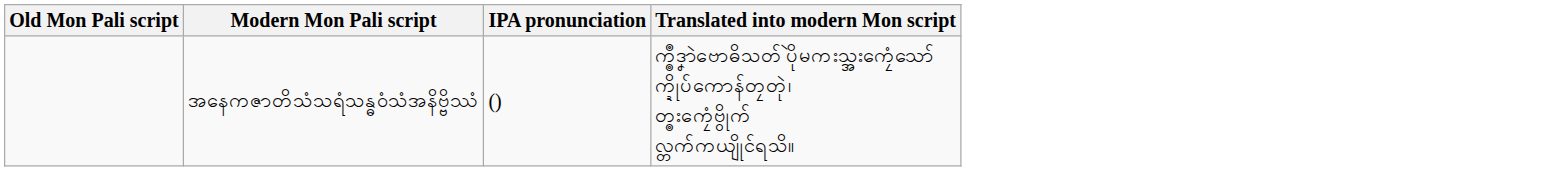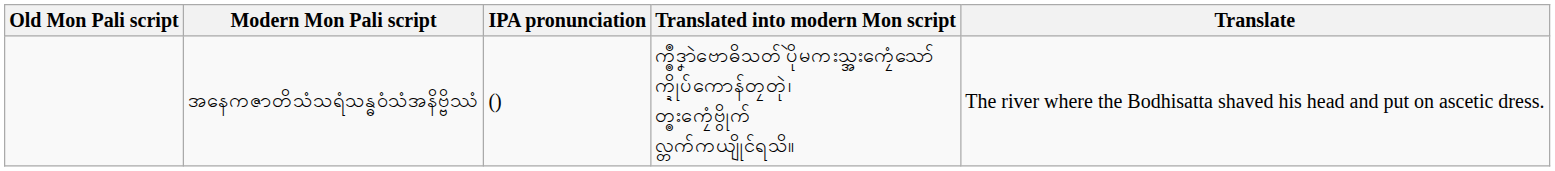+ column: (1255, 20)
